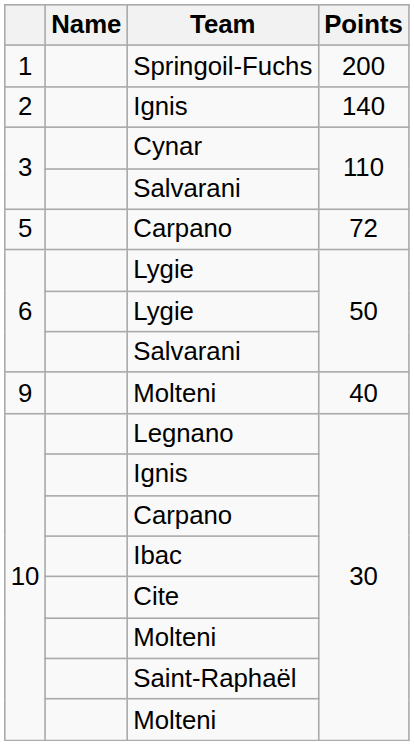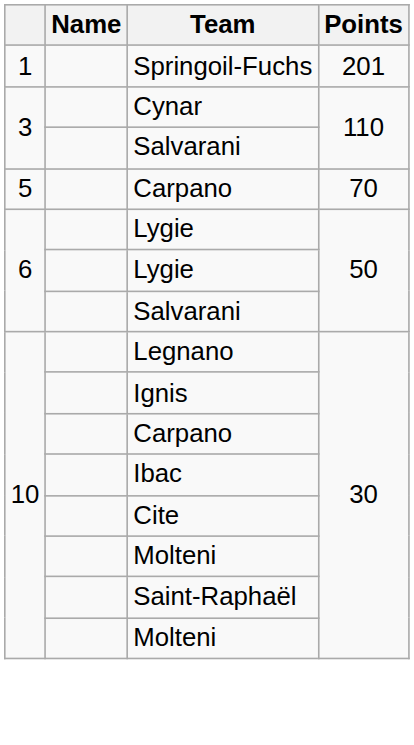(363, 65) 200 -> (363, 65) 201
- row: (25, 106)
(363, 229) 72 -> (363, 188) 70
- row: (25, 392)
